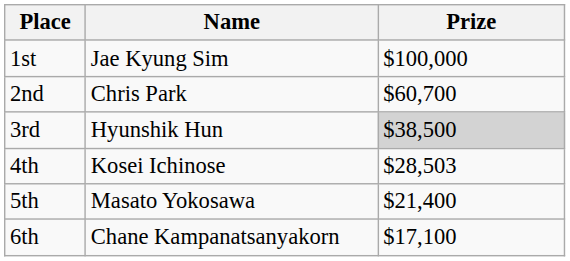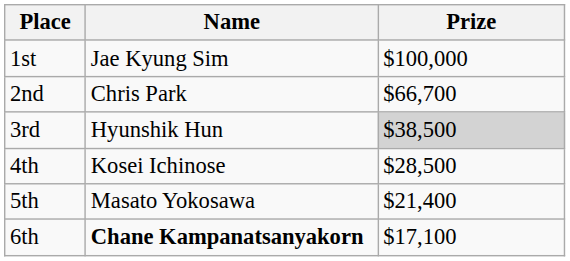(420, 93) $60,700 -> (420, 93) $66,700
(420, 165) $28,503 -> (420, 165) $28,500
(215, 237) normal -> (227, 237) bold
